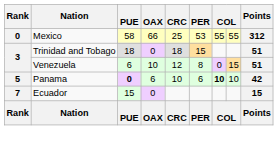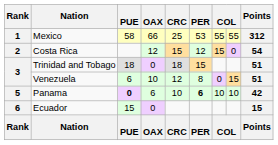(18, 36) 0 -> (18, 36) 1
+ row: (55, 50)
(200, 79) normal -> (200, 93) bold
(219, 79) bold -> (219, 93) normal
(18, 93) 7 -> (18, 107) 6
